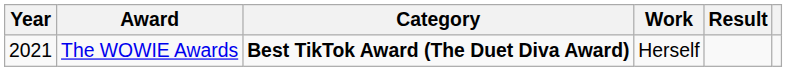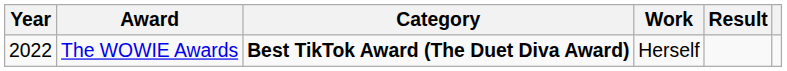(31, 50) 2021 -> (31, 50) 2022
